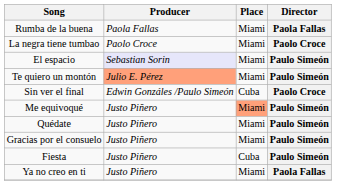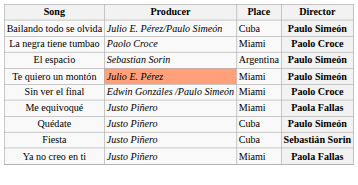- row: (54, 28)
+ row: (54, 28)
(138, 60) lavender background -> (139, 60) no background
(252, 60) Miami -> (259, 60) Argentina
(249, 92) Cuba -> (252, 92) Miami
(252, 108) lightsalmon background -> (252, 108) no background
(299, 108) Paulo Simeón -> (317, 108) Paola Fallas
(252, 124) Miami -> (249, 124) Cuba
- row: (54, 140)
(299, 156) Paulo Simeón -> (317, 140) Sebastián Sorin
